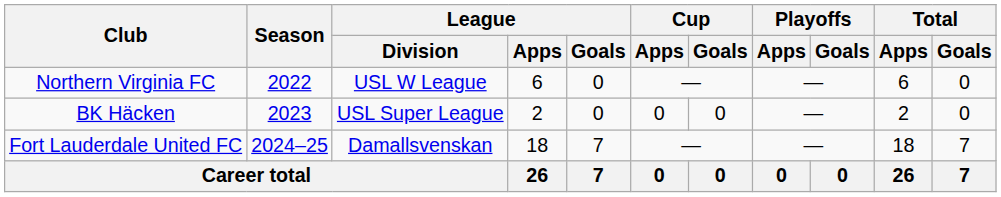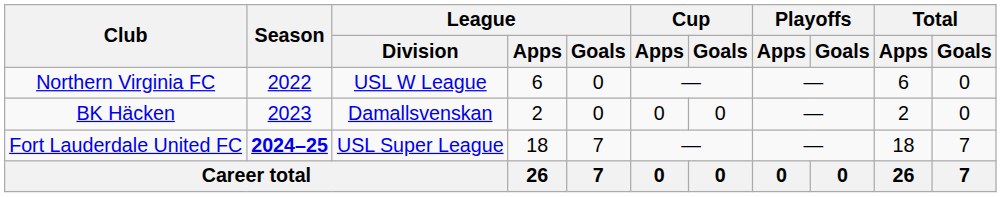(420, 113) USL Super League -> (420, 113) Damallsvenskan
(290, 144) normal -> (290, 144) bold
(420, 144) Damallsvenskan -> (420, 144) USL Super League
